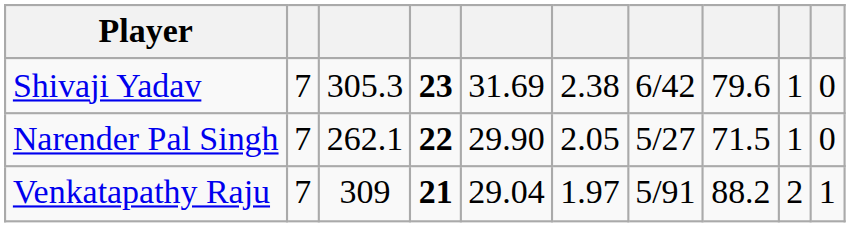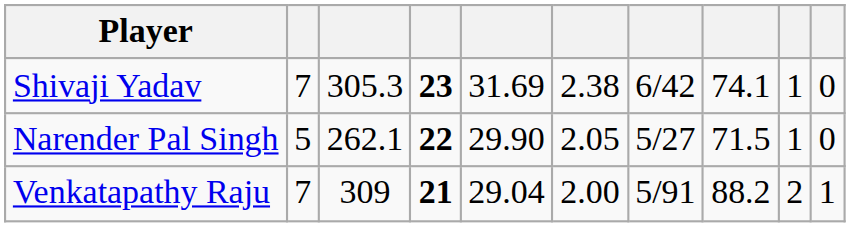(741, 85) 79.6 -> (741, 85) 74.1
(303, 138) 7 -> (303, 138) 5
(590, 192) 1.97 -> (590, 192) 2.00
